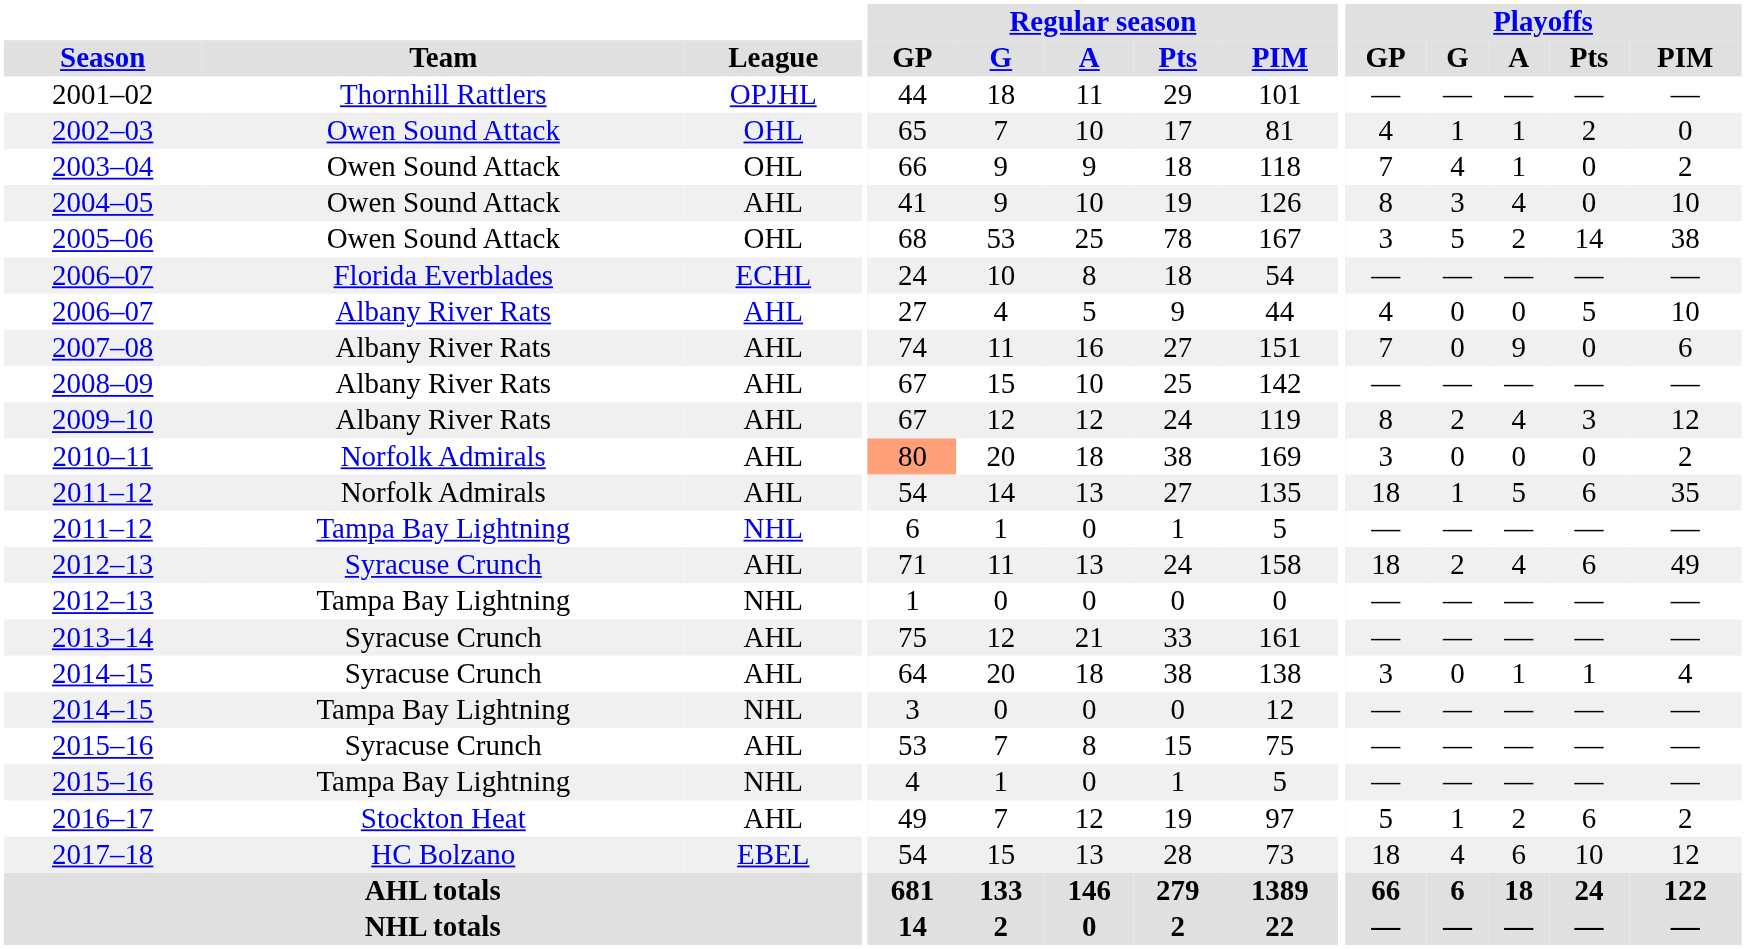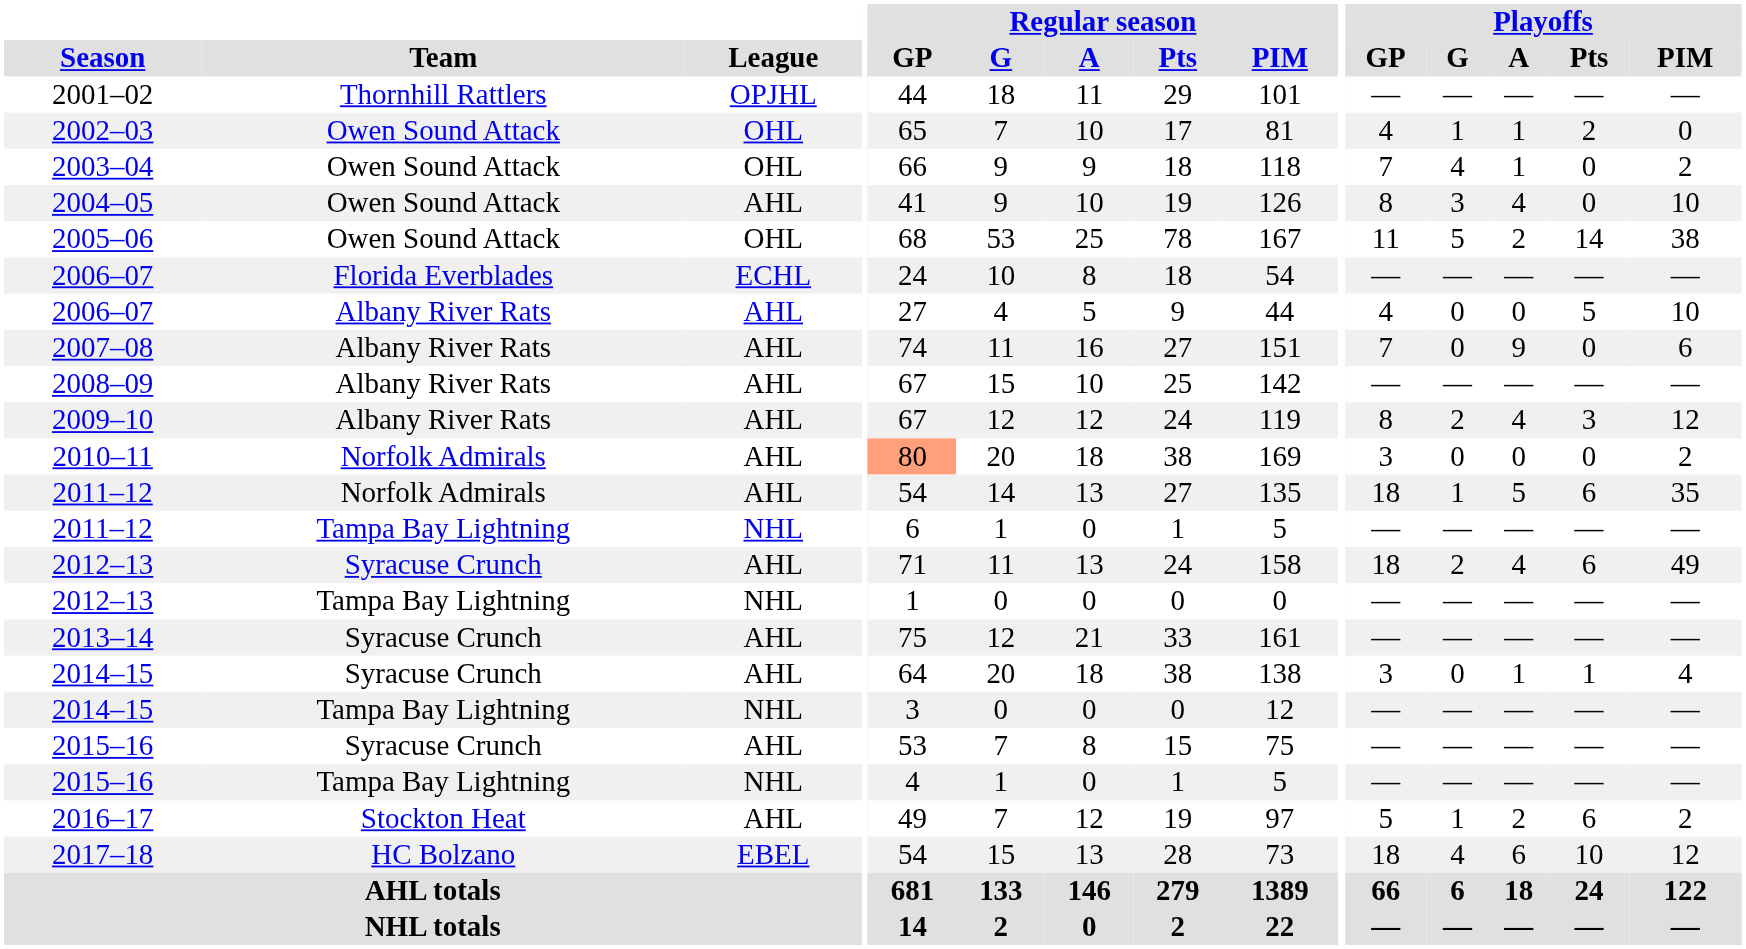(1386, 238) 3 -> (1386, 238) 11
